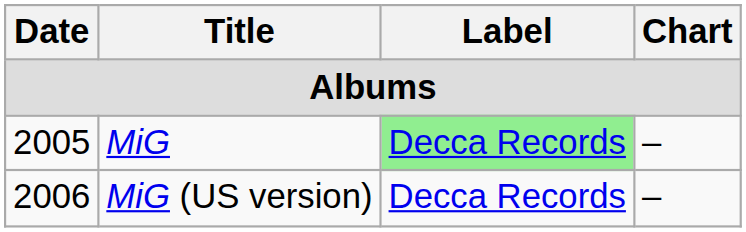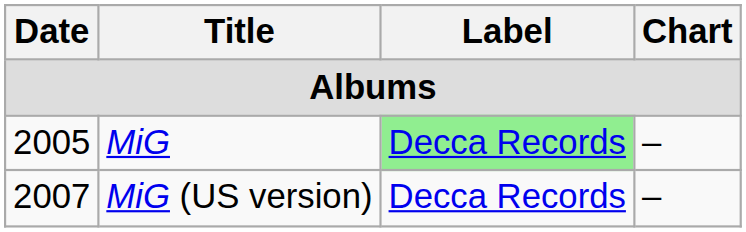(52, 197) 2006 -> (52, 197) 2007
